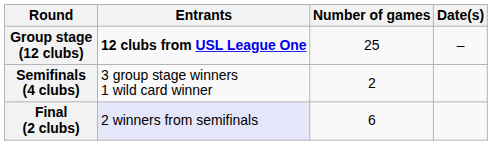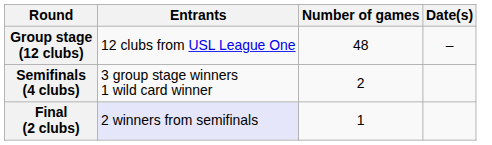(204, 45) bold -> (198, 45) normal
(372, 45) 25 -> (361, 45) 48
(372, 120) 6 -> (361, 120) 1
